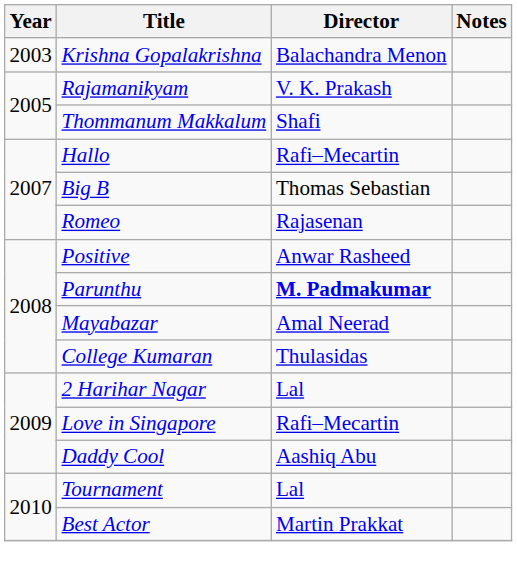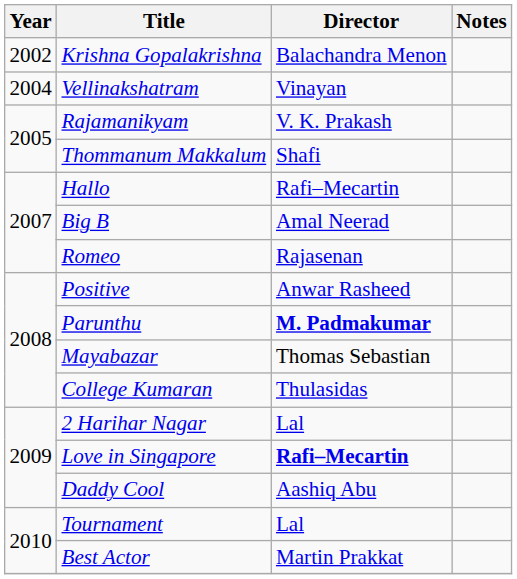(31, 54) 2003 -> (31, 54) 2002
+ row: (130, 88)
(353, 188) Thomas Sebastian -> (333, 222) Amal Neerad
(333, 322) Amal Neerad -> (353, 356) Thomas Sebastian
(338, 423) normal -> (342, 456) bold
